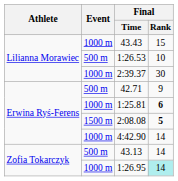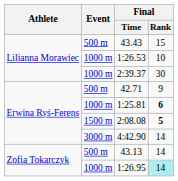(98, 43) 1000 m -> (96, 43) 500 m
(96, 58) 500 m -> (98, 58) 1000 m
(98, 137) 1000 m -> (98, 137) 3000 m
